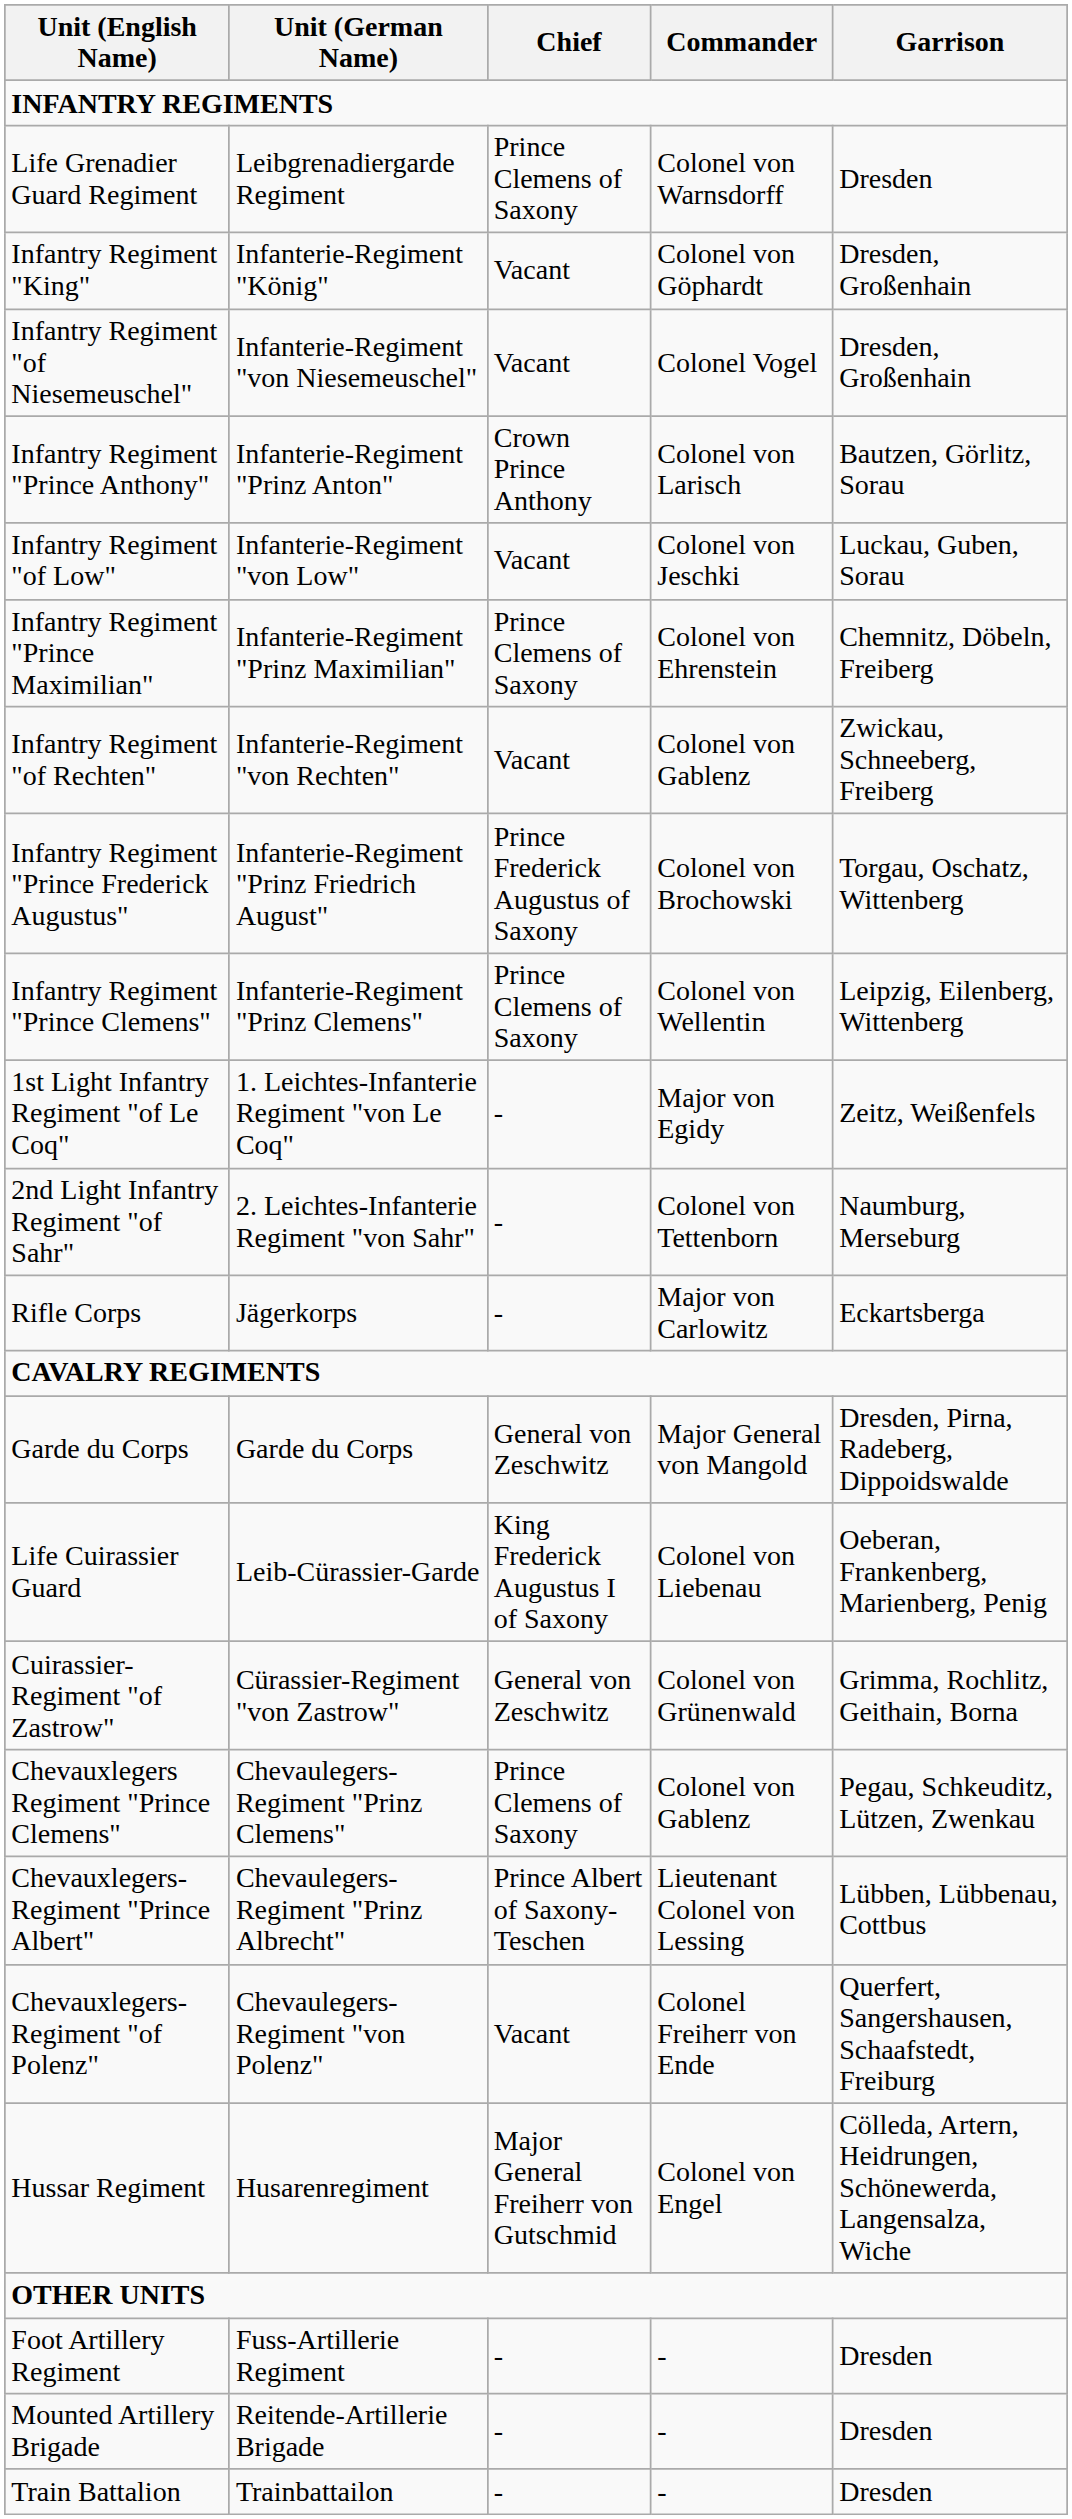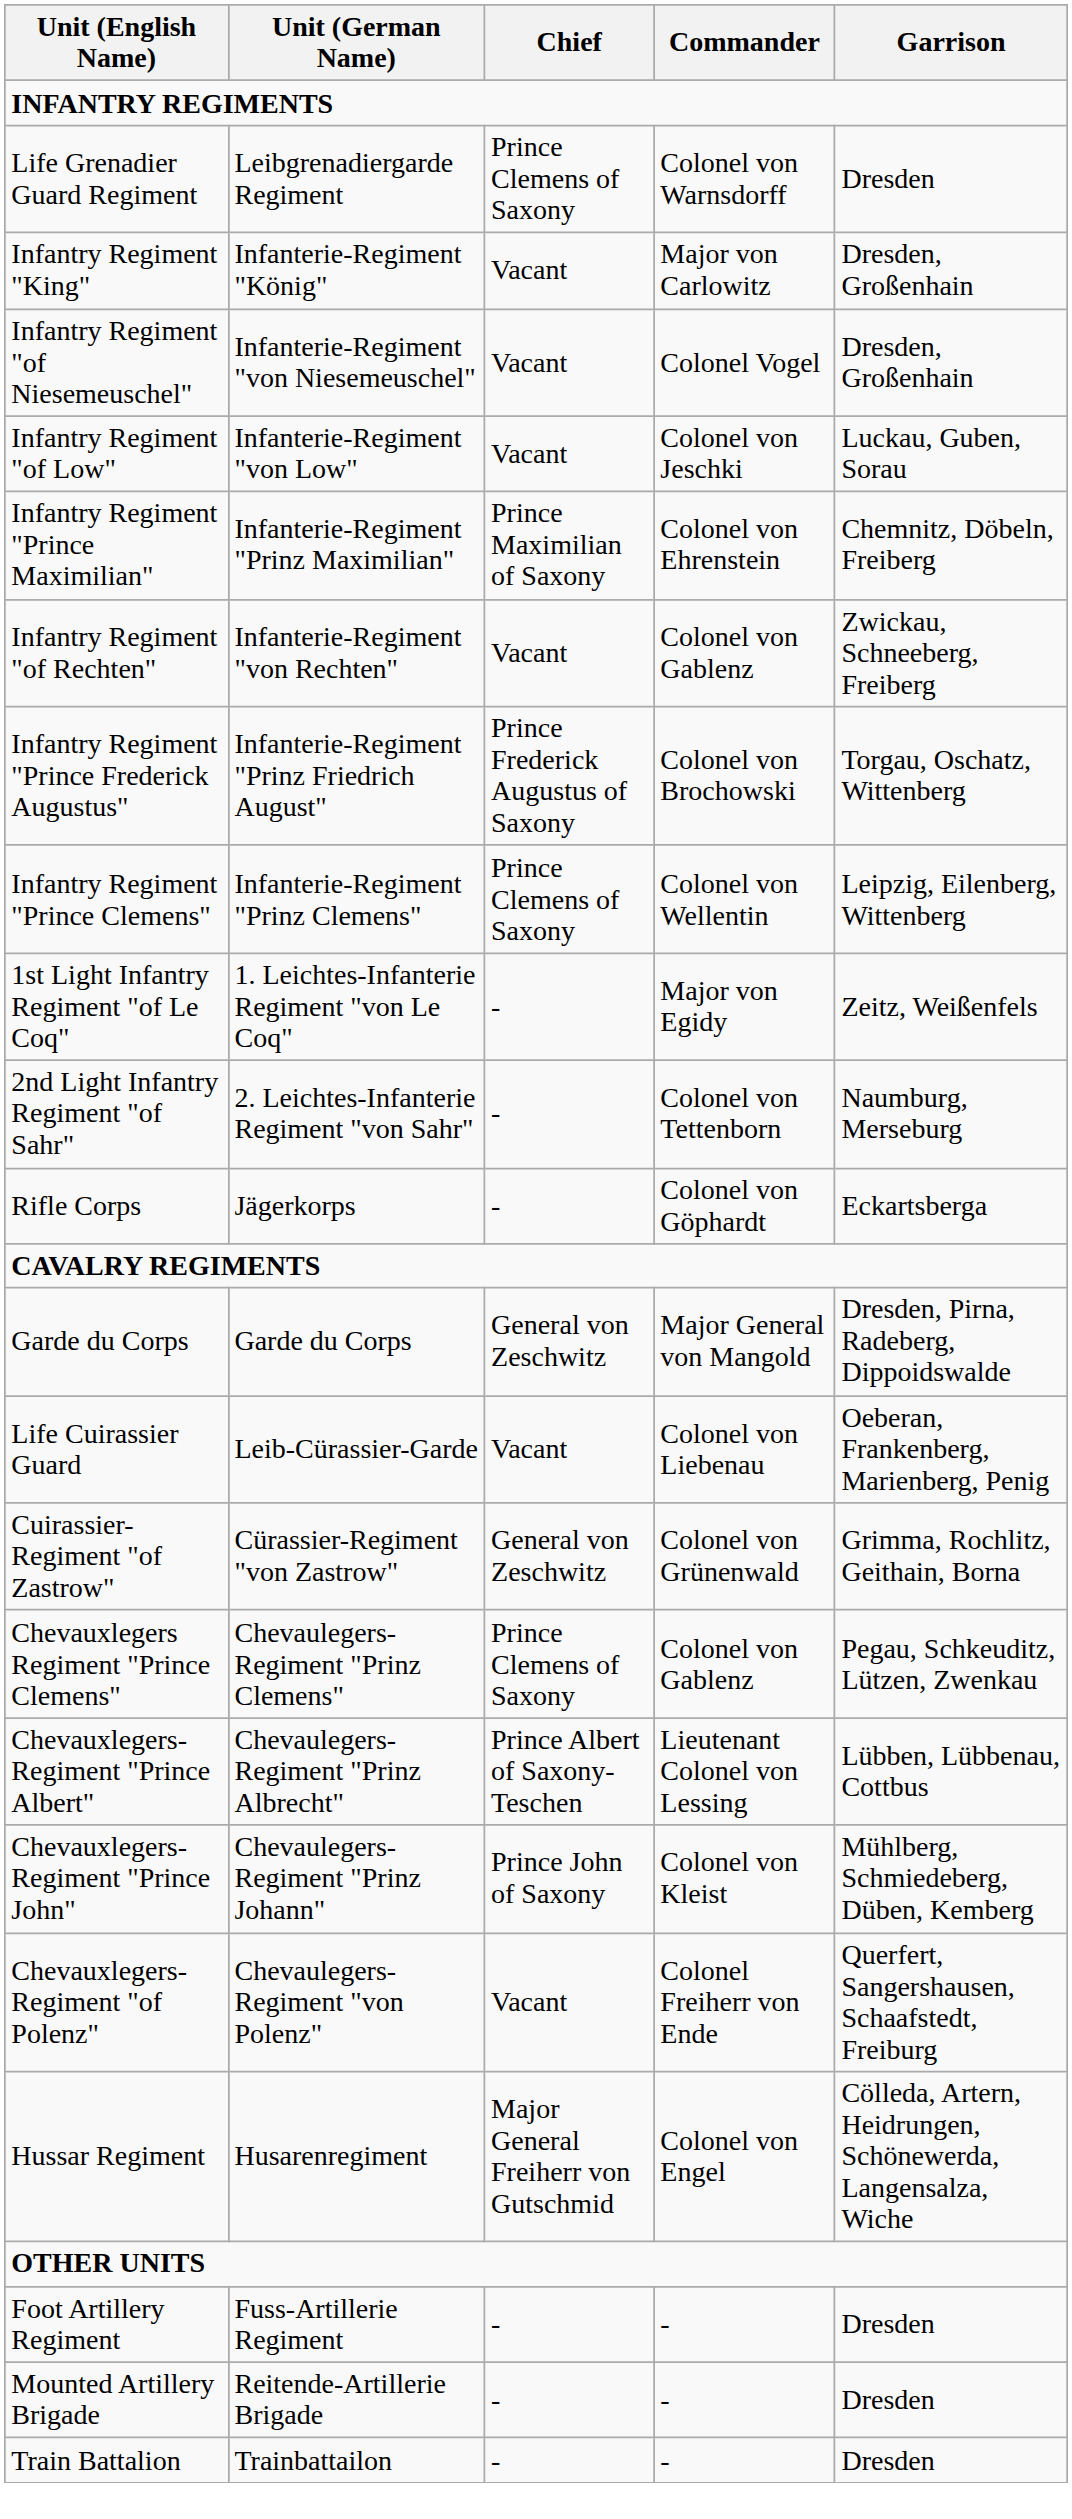(726, 270) Colonel von Göphardt -> (719, 270) Major von Carlowitz
- row: (114, 469)
(558, 652) Prince Clemens of Saxony -> (556, 545) Prince Maximilian of Saxony
(716, 1312) Major von Carlowitz -> (729, 1205) Colonel von Göphardt
(555, 1571) King Frederick Augustus I of Saxony -> (529, 1448) Vacant
+ row: (111, 1878)
